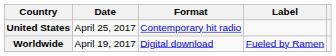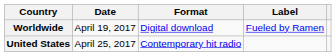rows swapped: (38, 43) <-> (38, 28)
